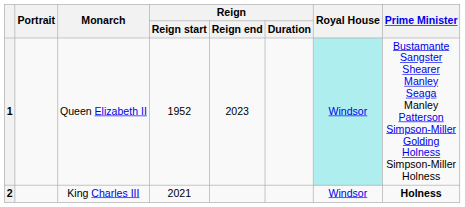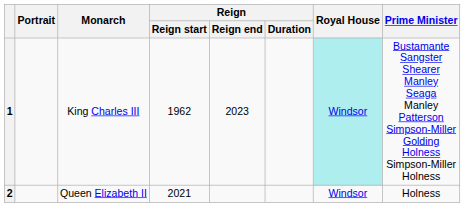(103, 111) Queen Elizabeth II -> (103, 111) King Charles III
(179, 111) 1952 -> (179, 111) 1962
(103, 193) King Charles III -> (103, 193) Queen Elizabeth II
(421, 193) bold -> (421, 193) normal
